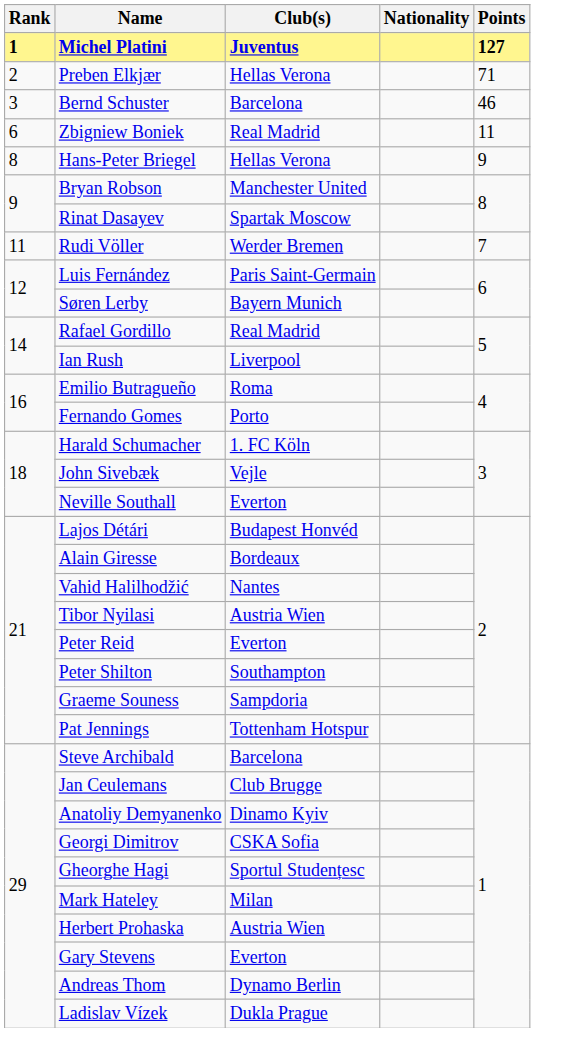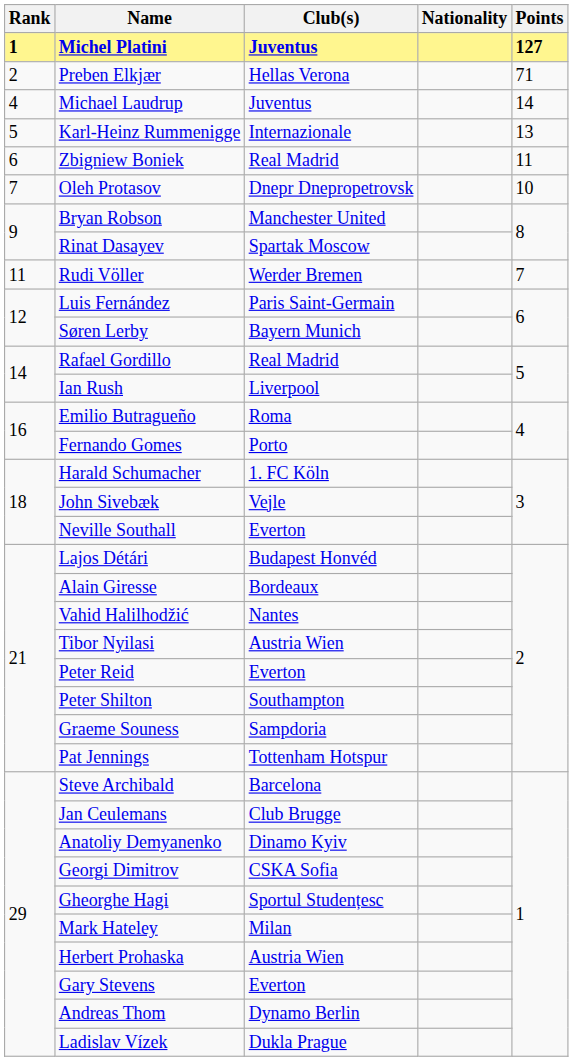- row: (114, 103)
+ row: (121, 103)
+ row: (150, 132)
+ row: (110, 189)
- row: (127, 160)
